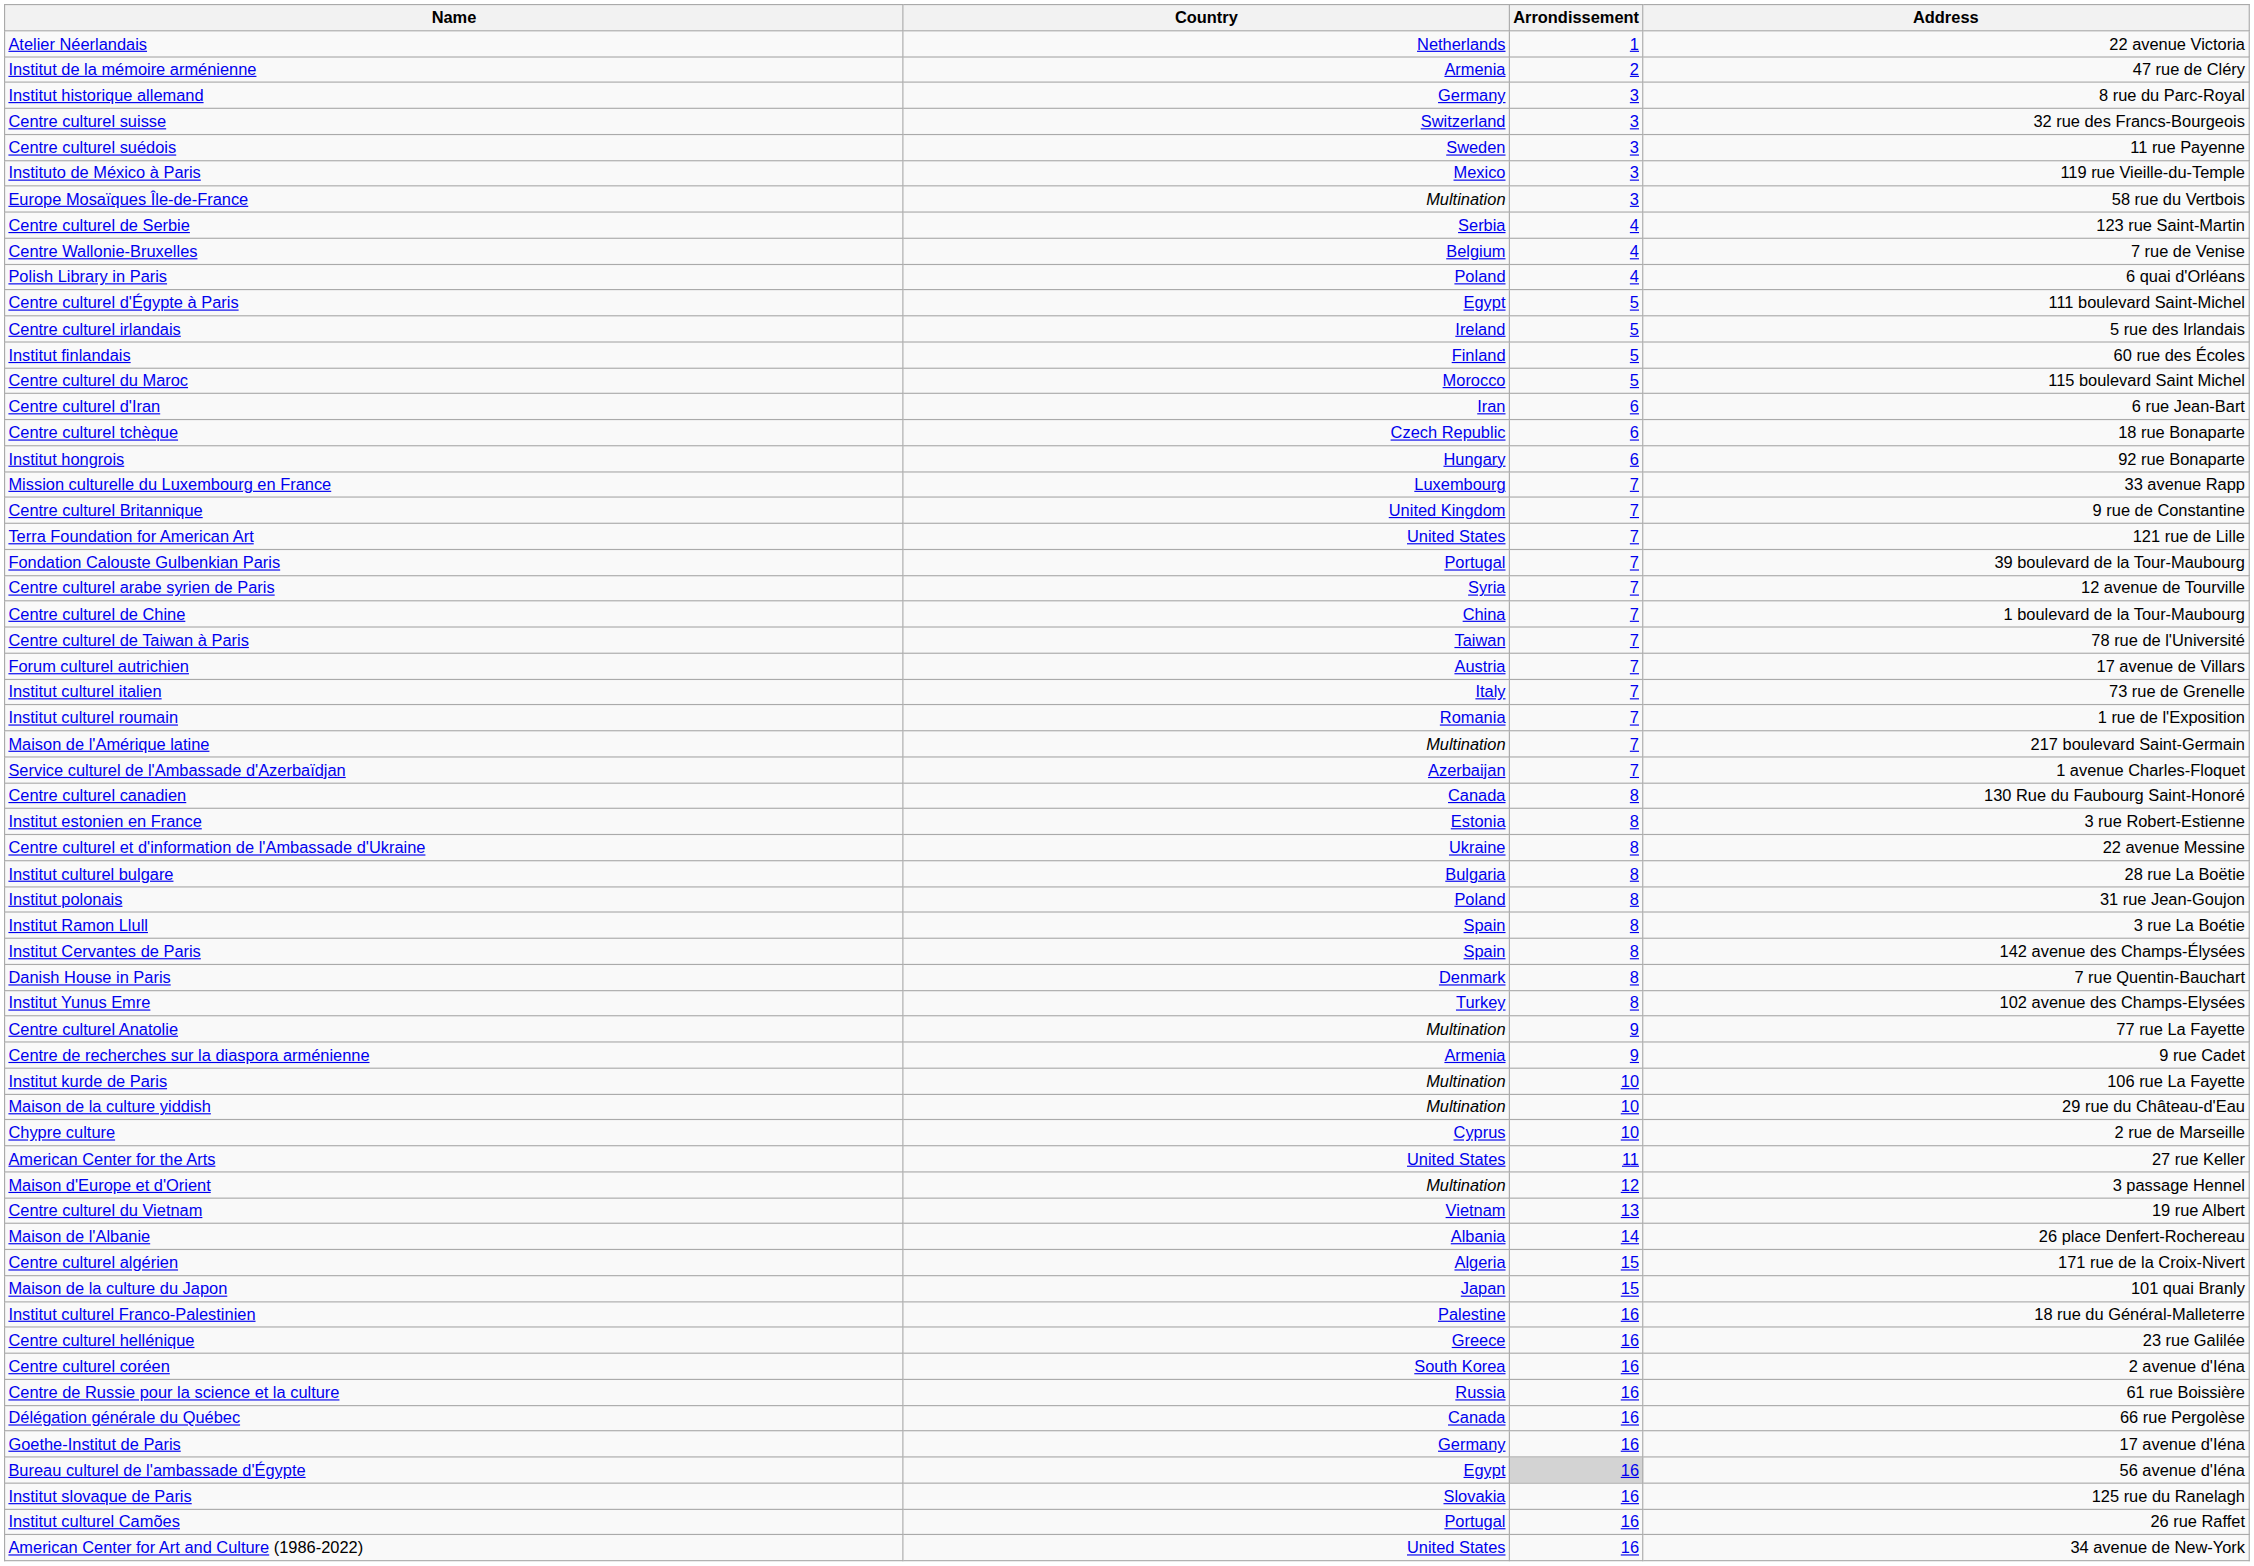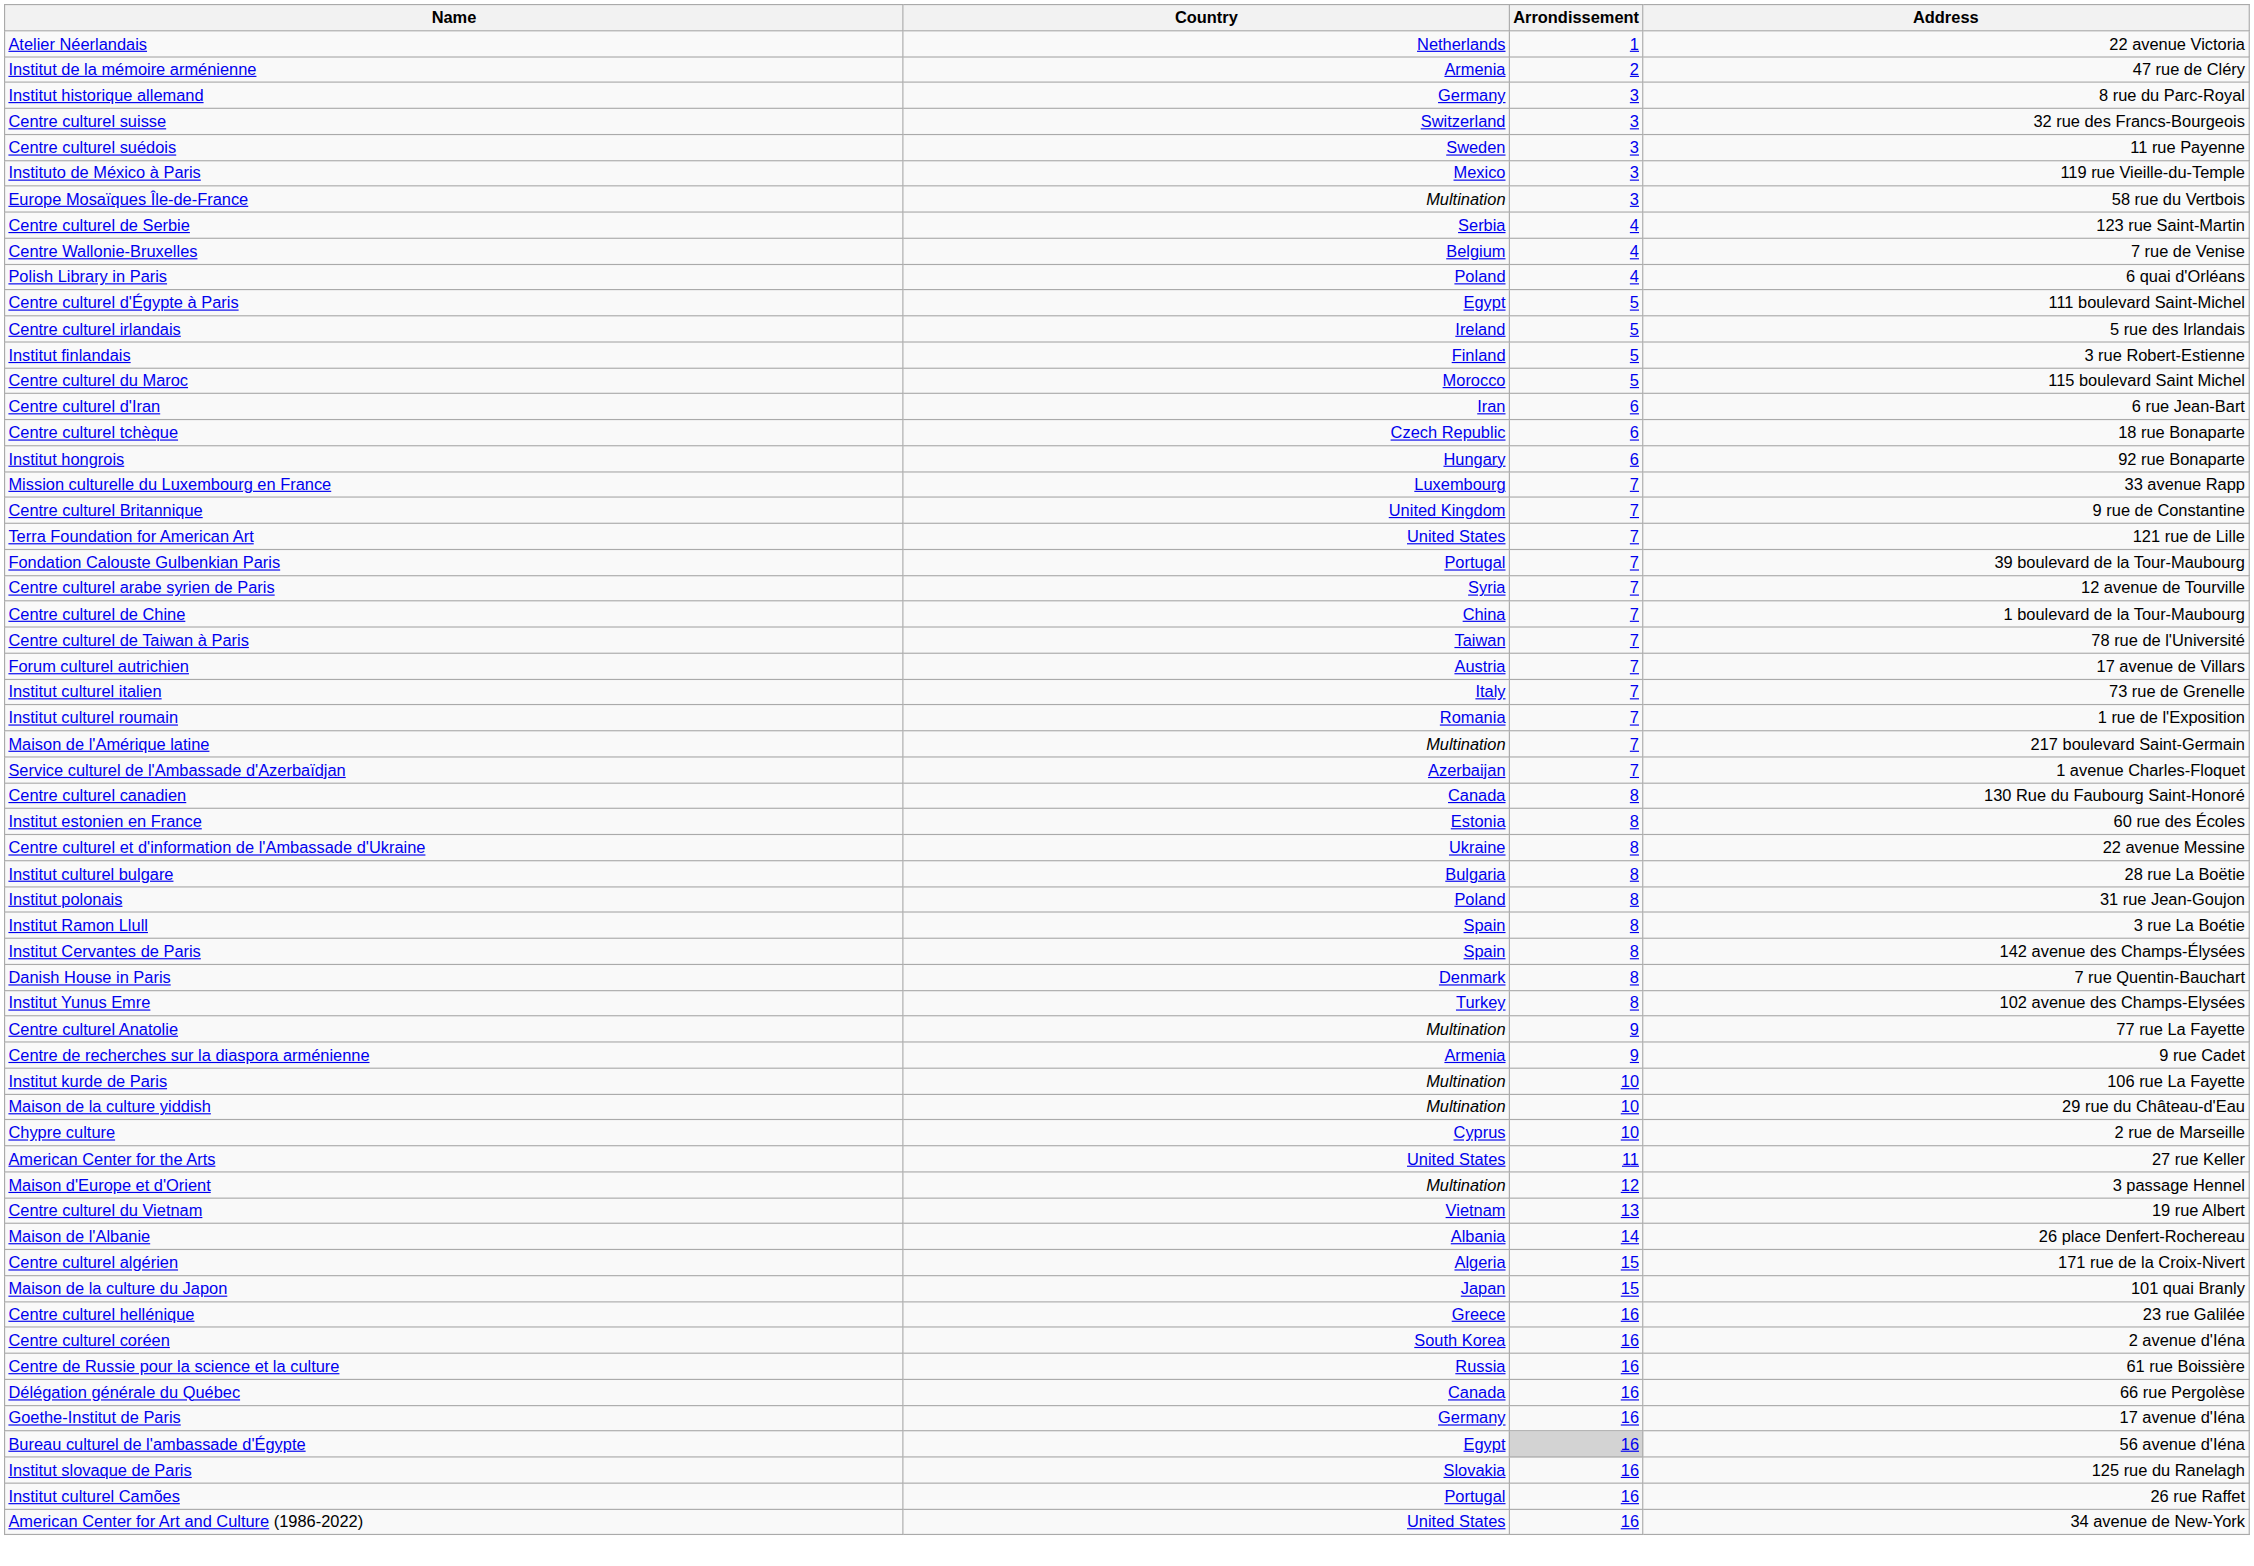(2179, 355) 60 rue des Écoles -> (2165, 355) 3 rue Robert-Estienne
(2165, 822) 3 rue Robert-Estienne -> (2179, 822) 60 rue des Écoles
- row: (132, 1315)
